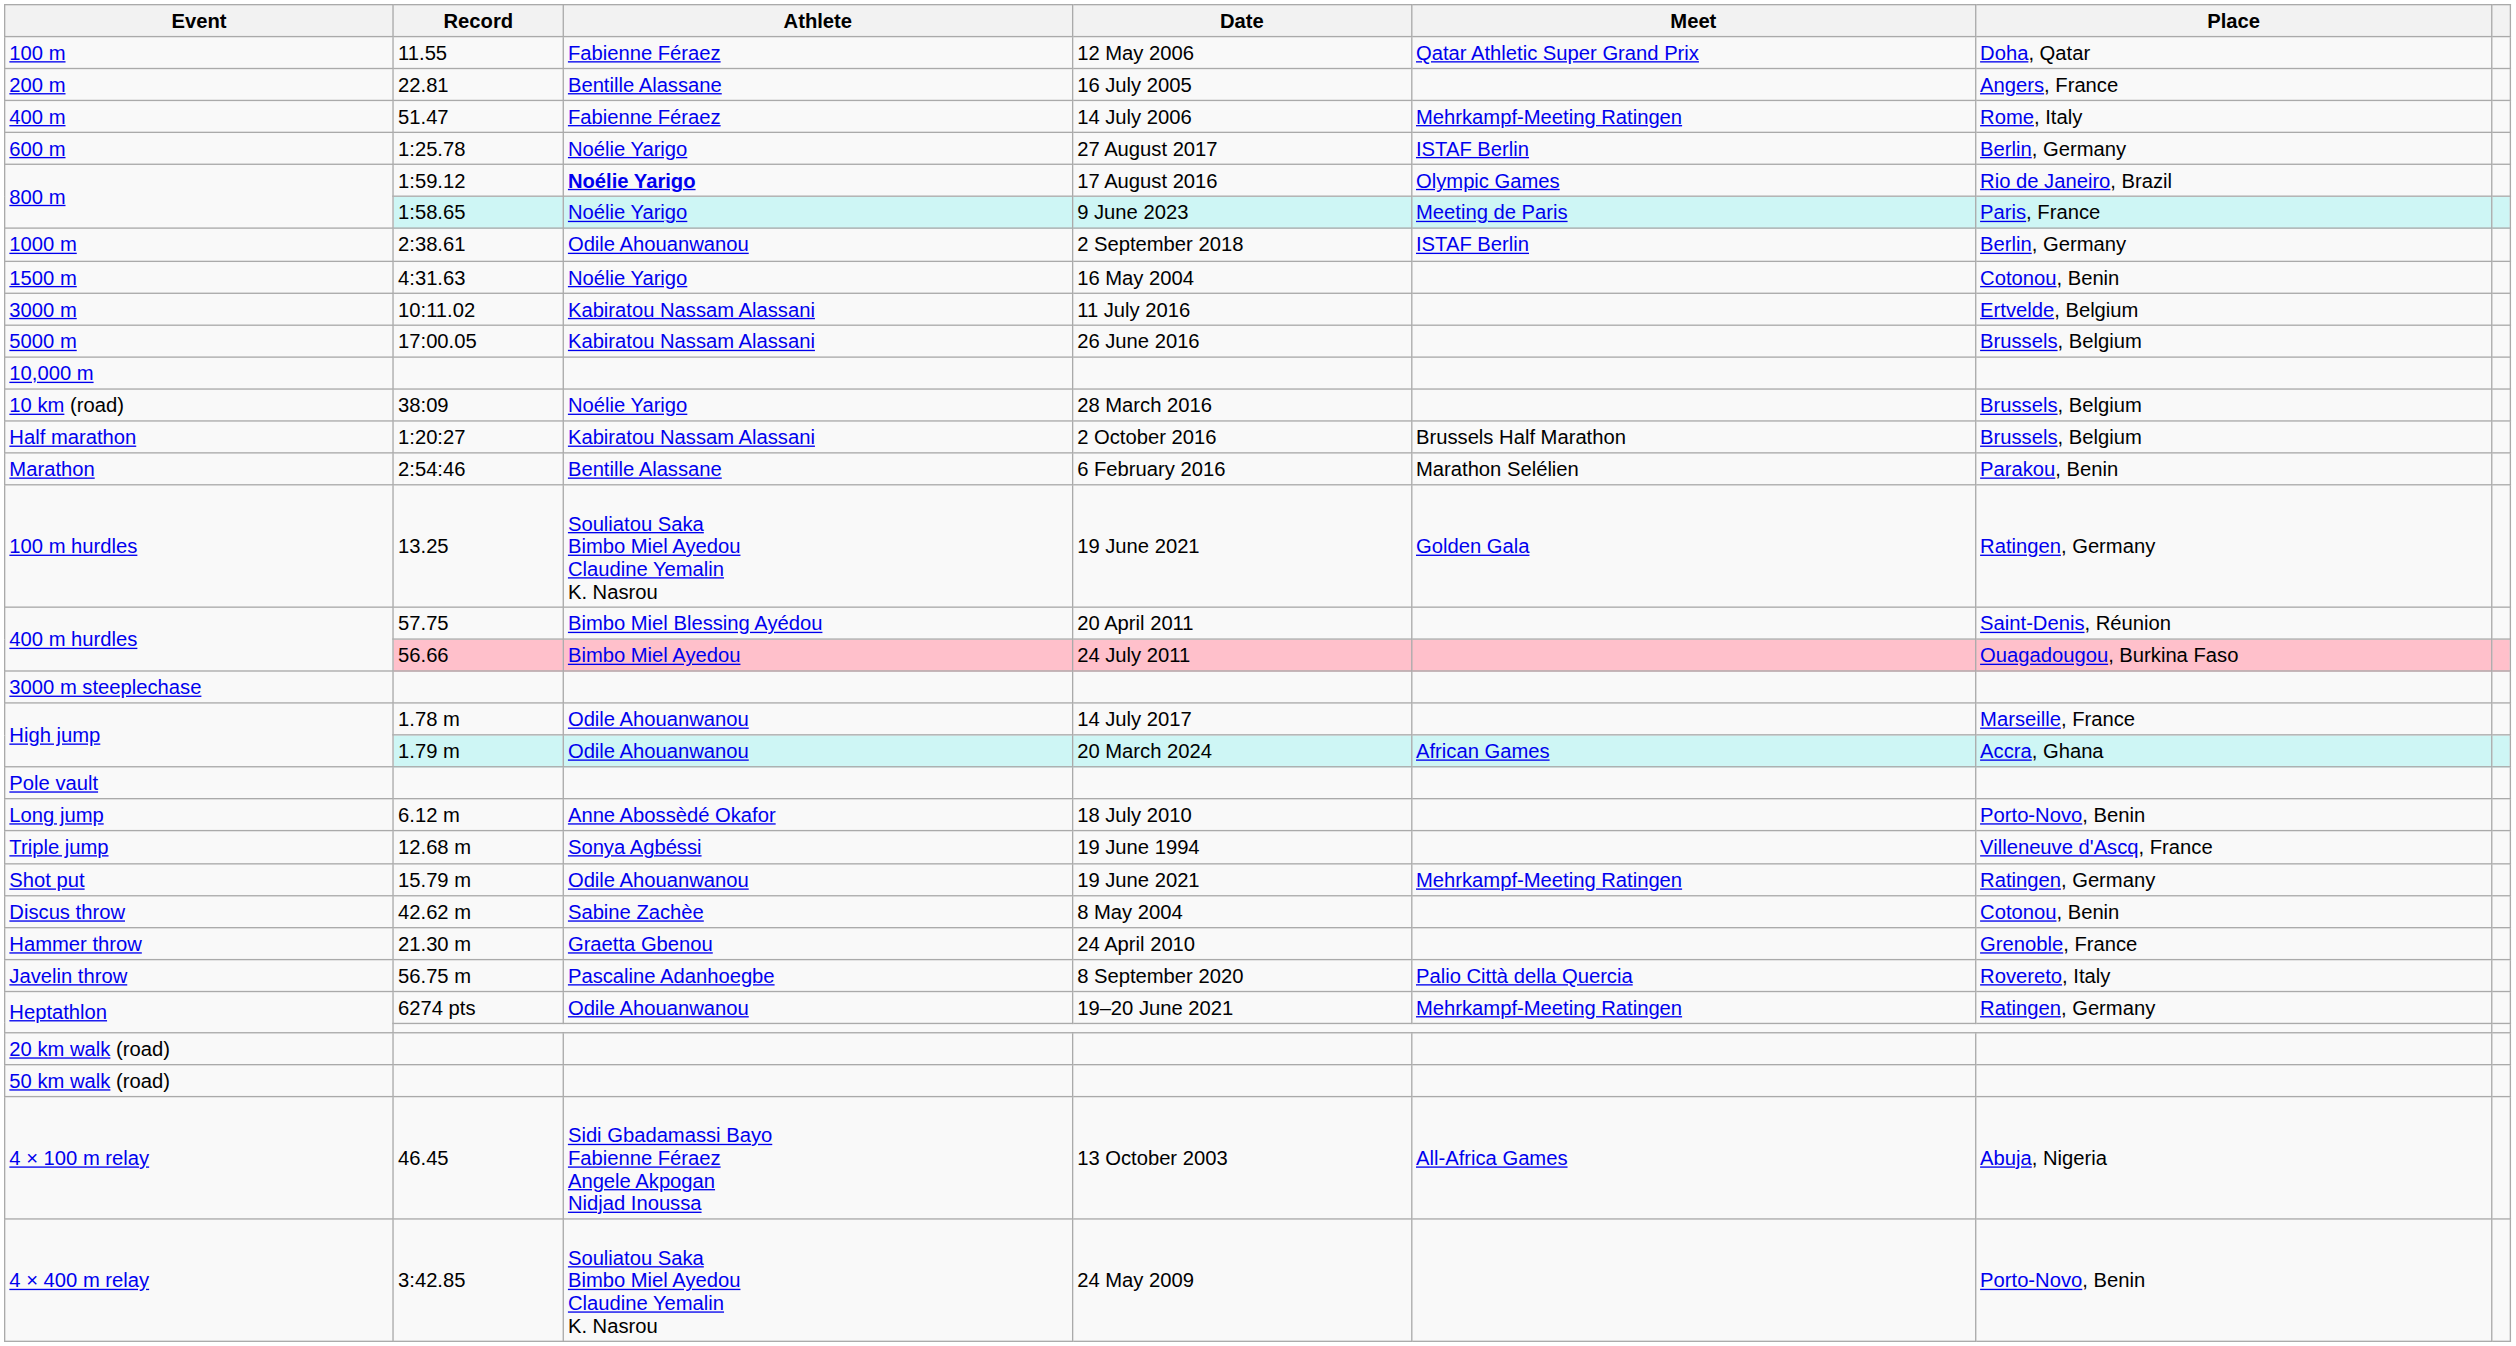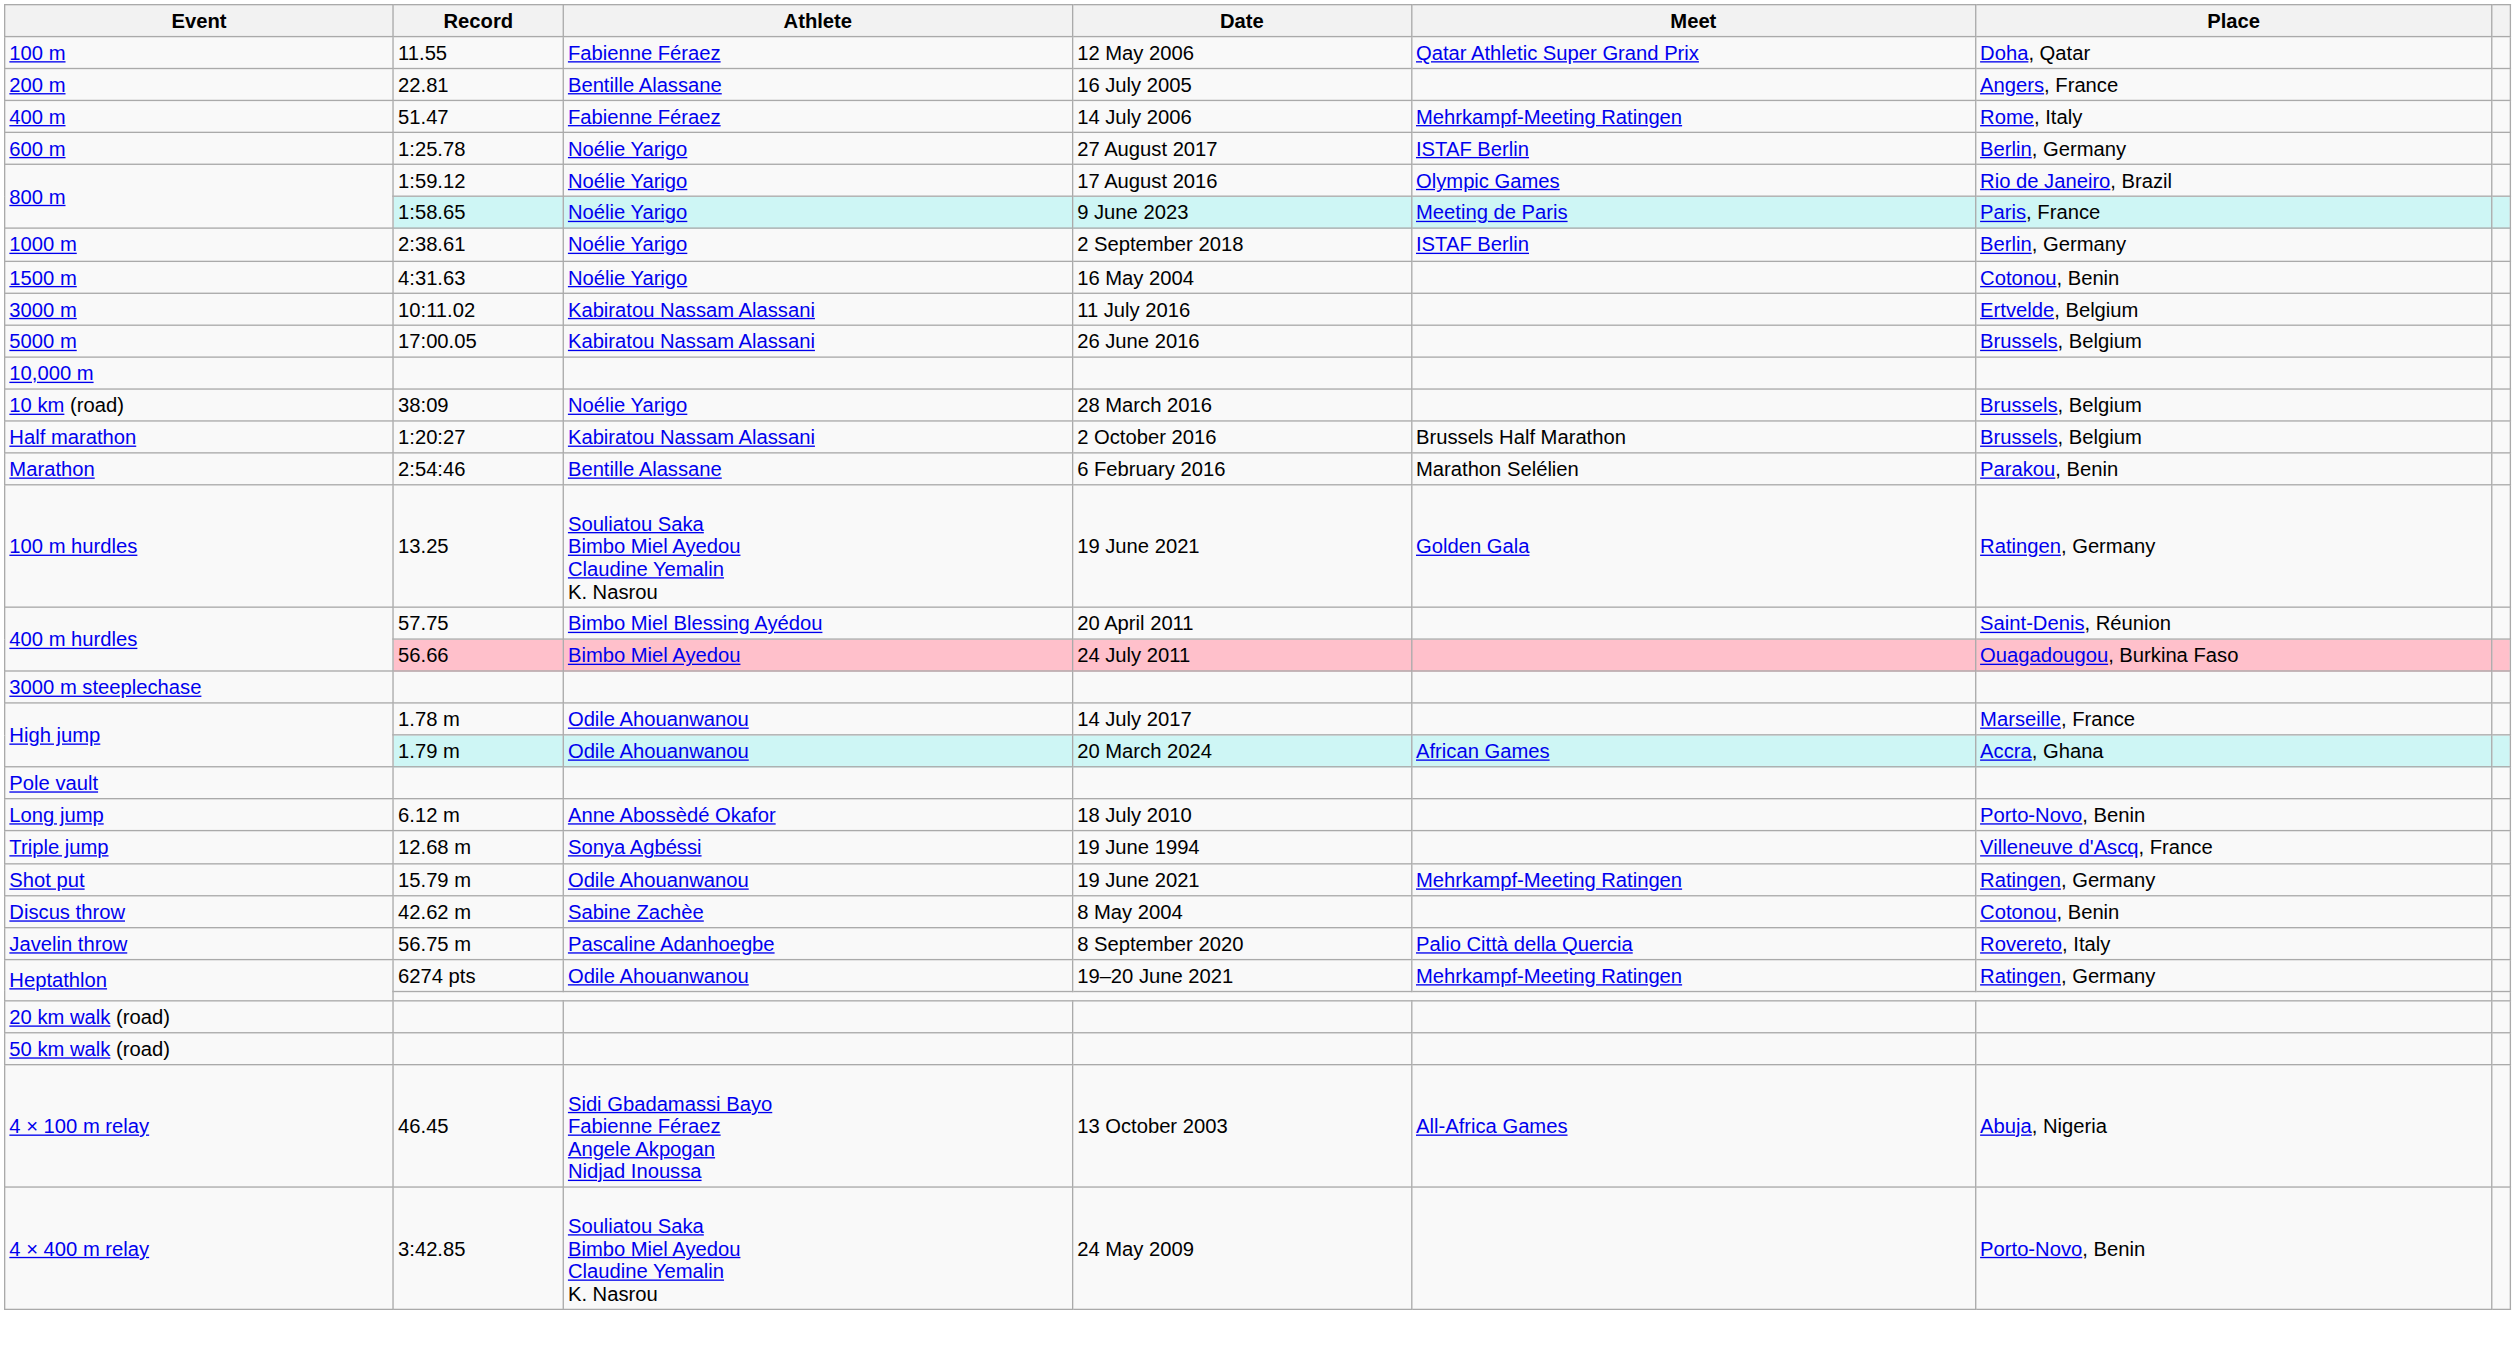(632, 181) bold -> (628, 181) normal
(658, 245) Odile Ahouanwanou -> (628, 245) Noélie Yarigo
- row: (76, 943)
